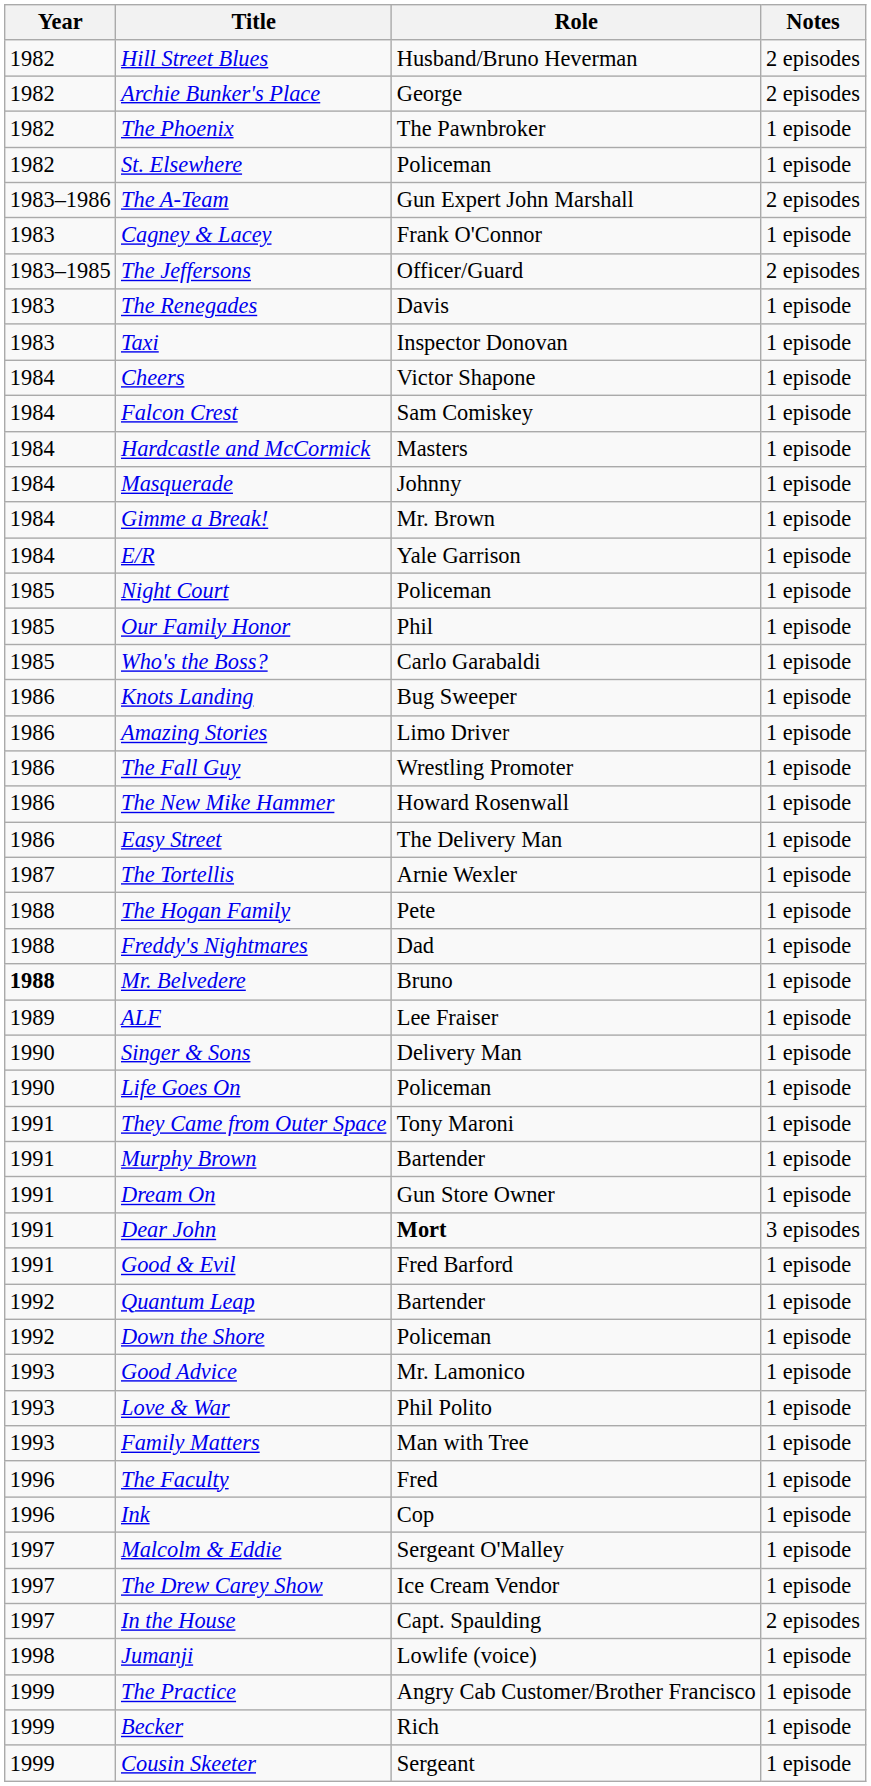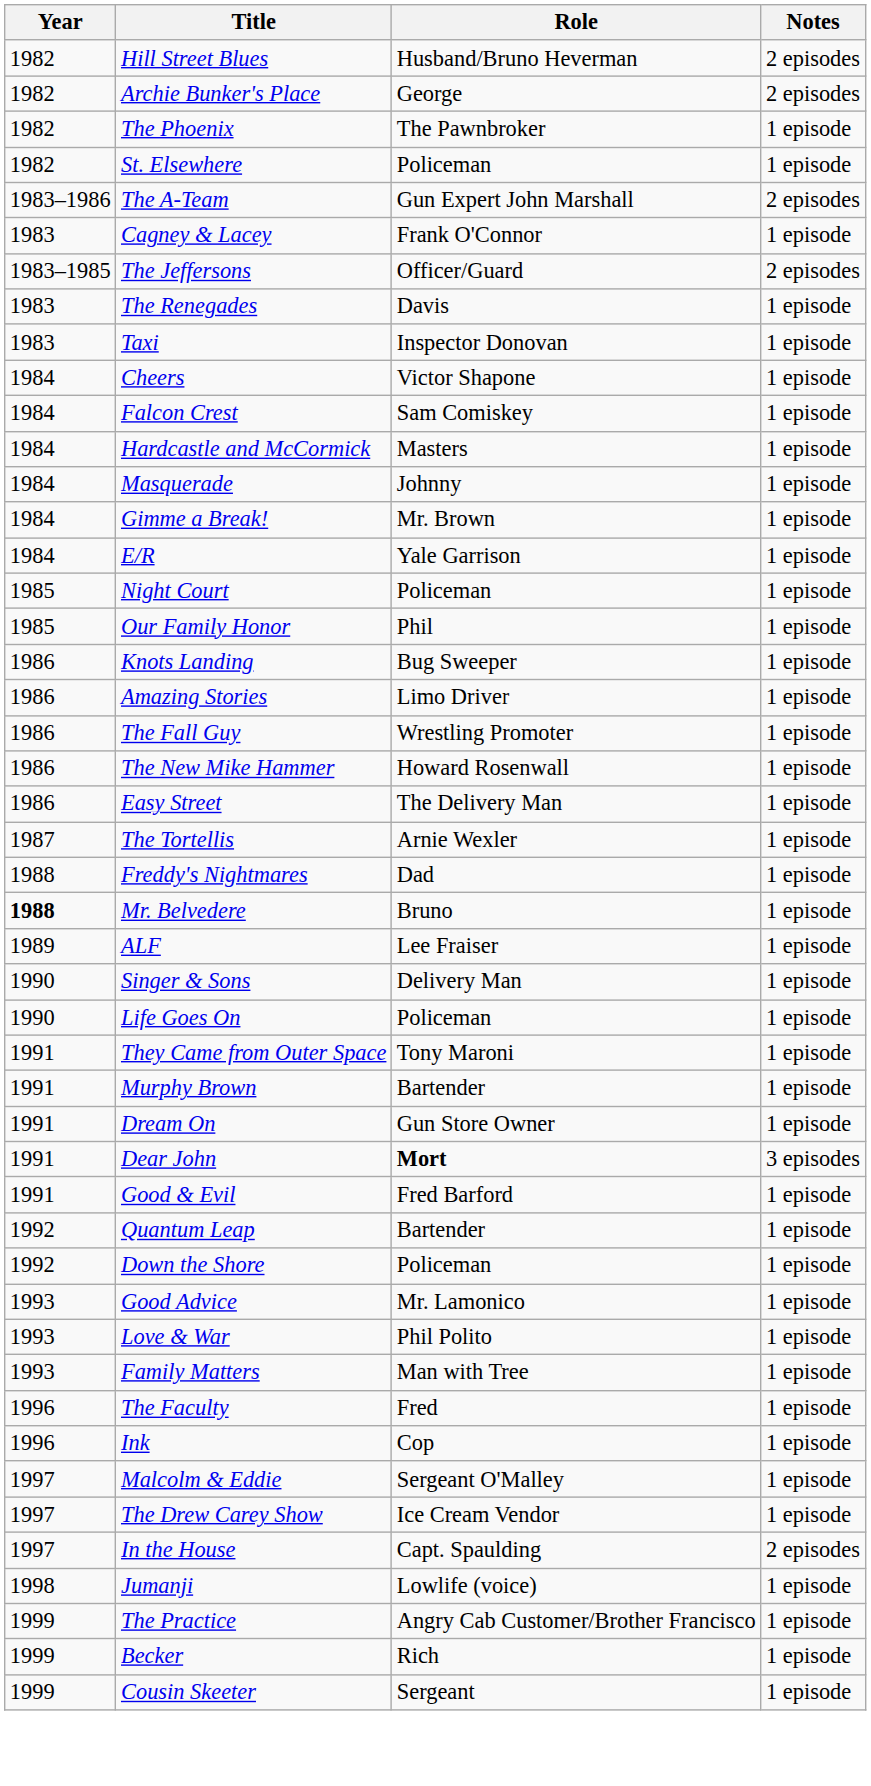- row: (194, 661)
- row: (206, 910)
